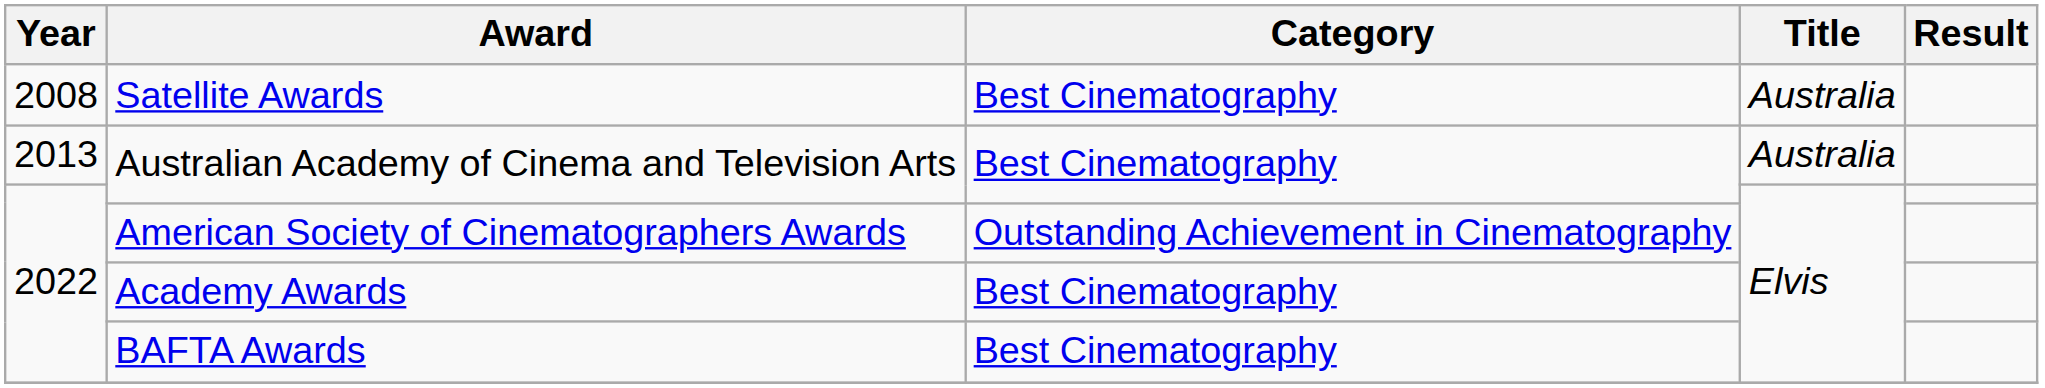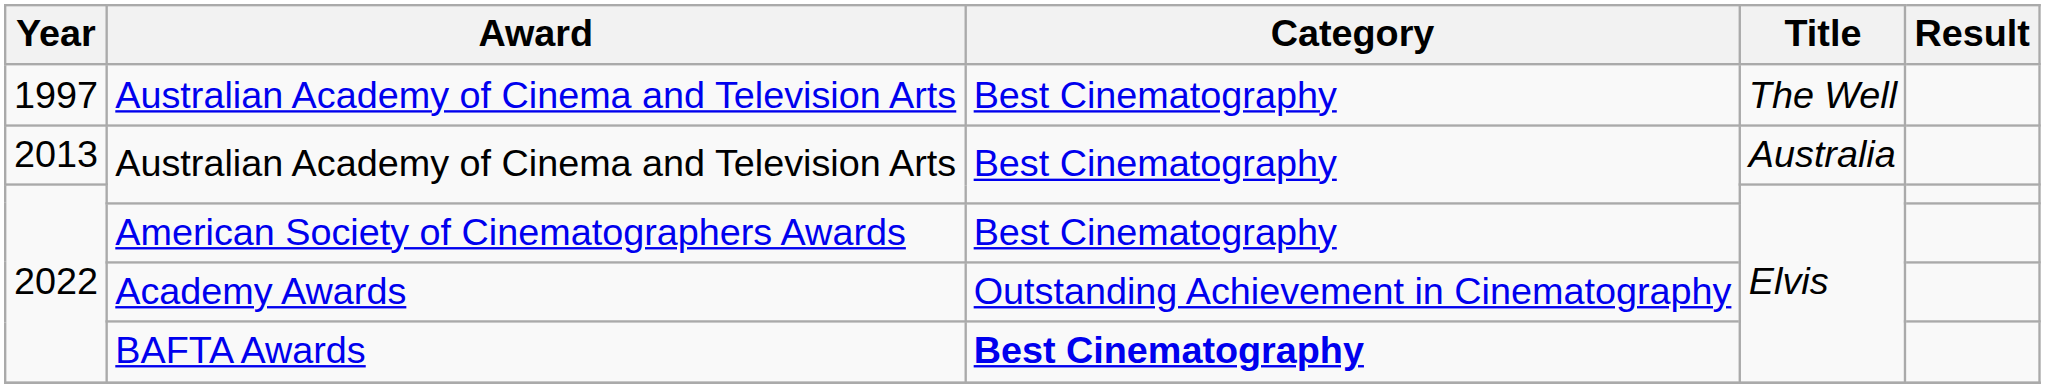+ row: (56, 94)
- row: (56, 94)
(1353, 231) Outstanding Achievement in Cinematography -> (1155, 231) Best Cinematography
(1155, 291) Best Cinematography -> (1353, 291) Outstanding Achievement in Cinematography
(1155, 351) normal -> (1169, 351) bold
